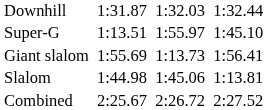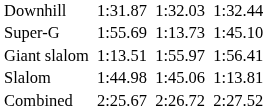(122, 33) 1:13.51 -> (122, 33) 1:55.69
(180, 33) 1:55.97 -> (180, 33) 1:13.73
(122, 55) 1:55.69 -> (122, 55) 1:13.51
(180, 55) 1:13.73 -> (180, 55) 1:55.97
